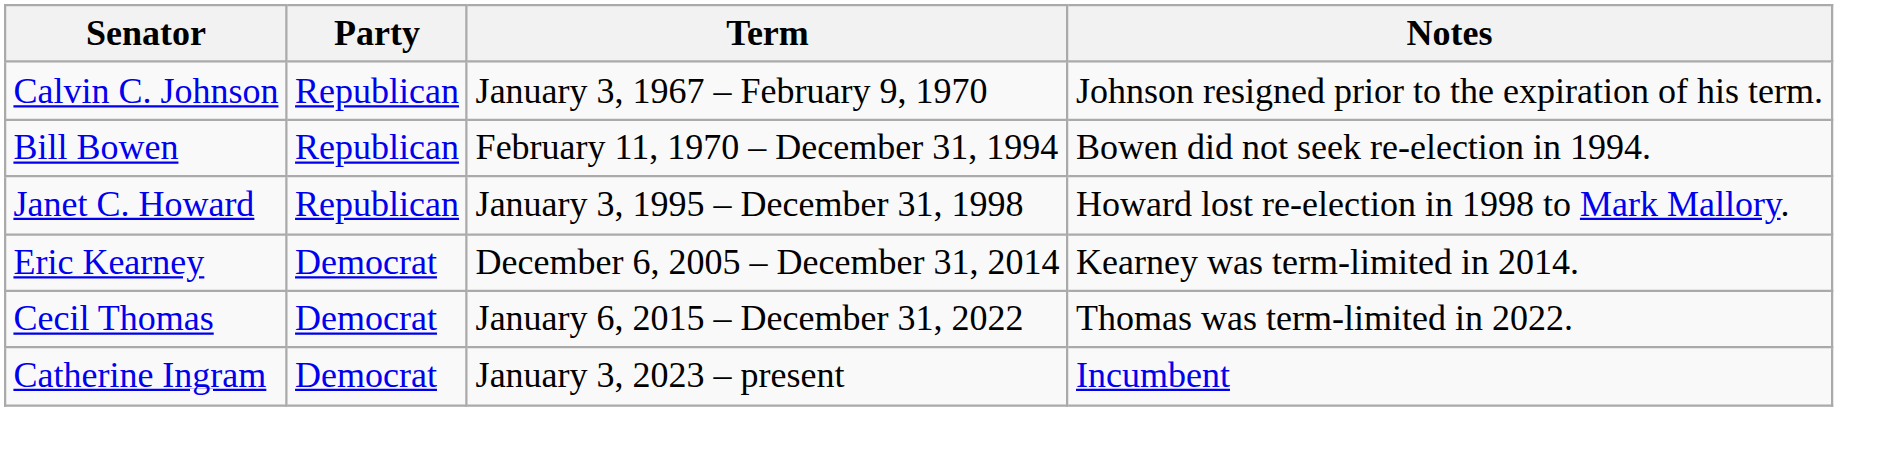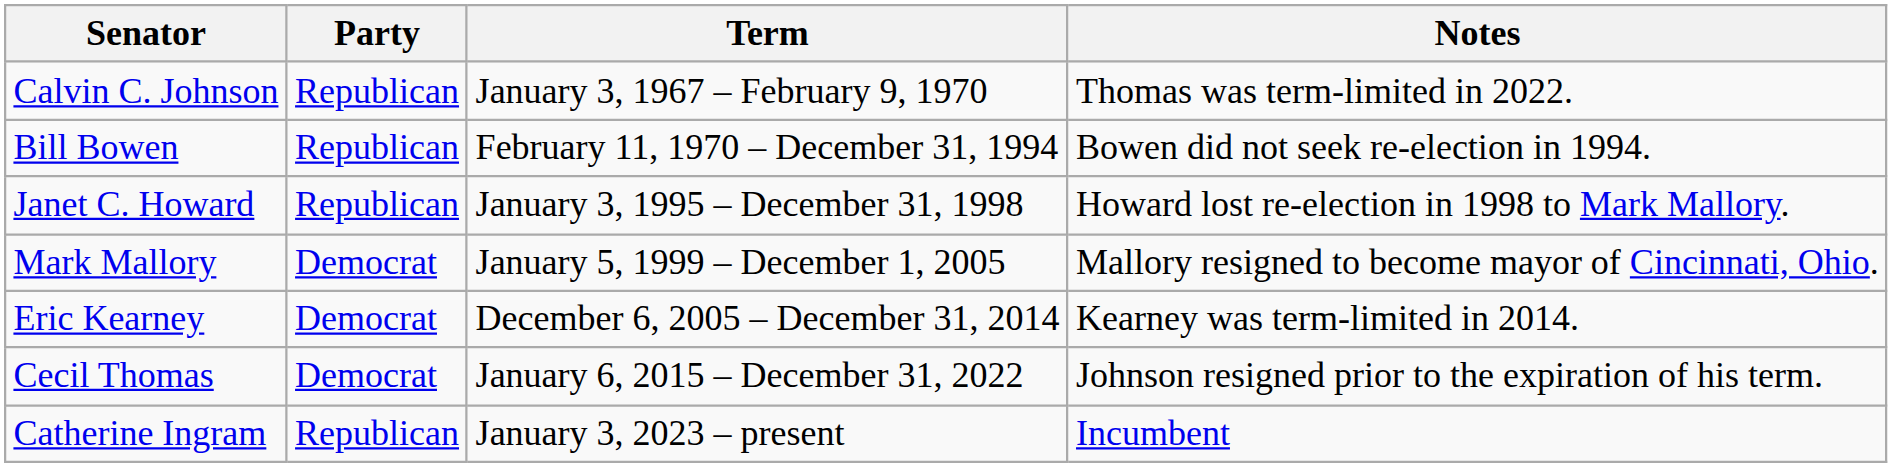(1449, 90) Johnson resigned prior to the expiration of his term. -> (1324, 90) Thomas was term-limited in 2022.
+ row: (115, 261)
(1324, 318) Thomas was term-limited in 2022. -> (1449, 375) Johnson resigned prior to the expiration of his term.
(366, 375) Democrat -> (377, 432) Republican
